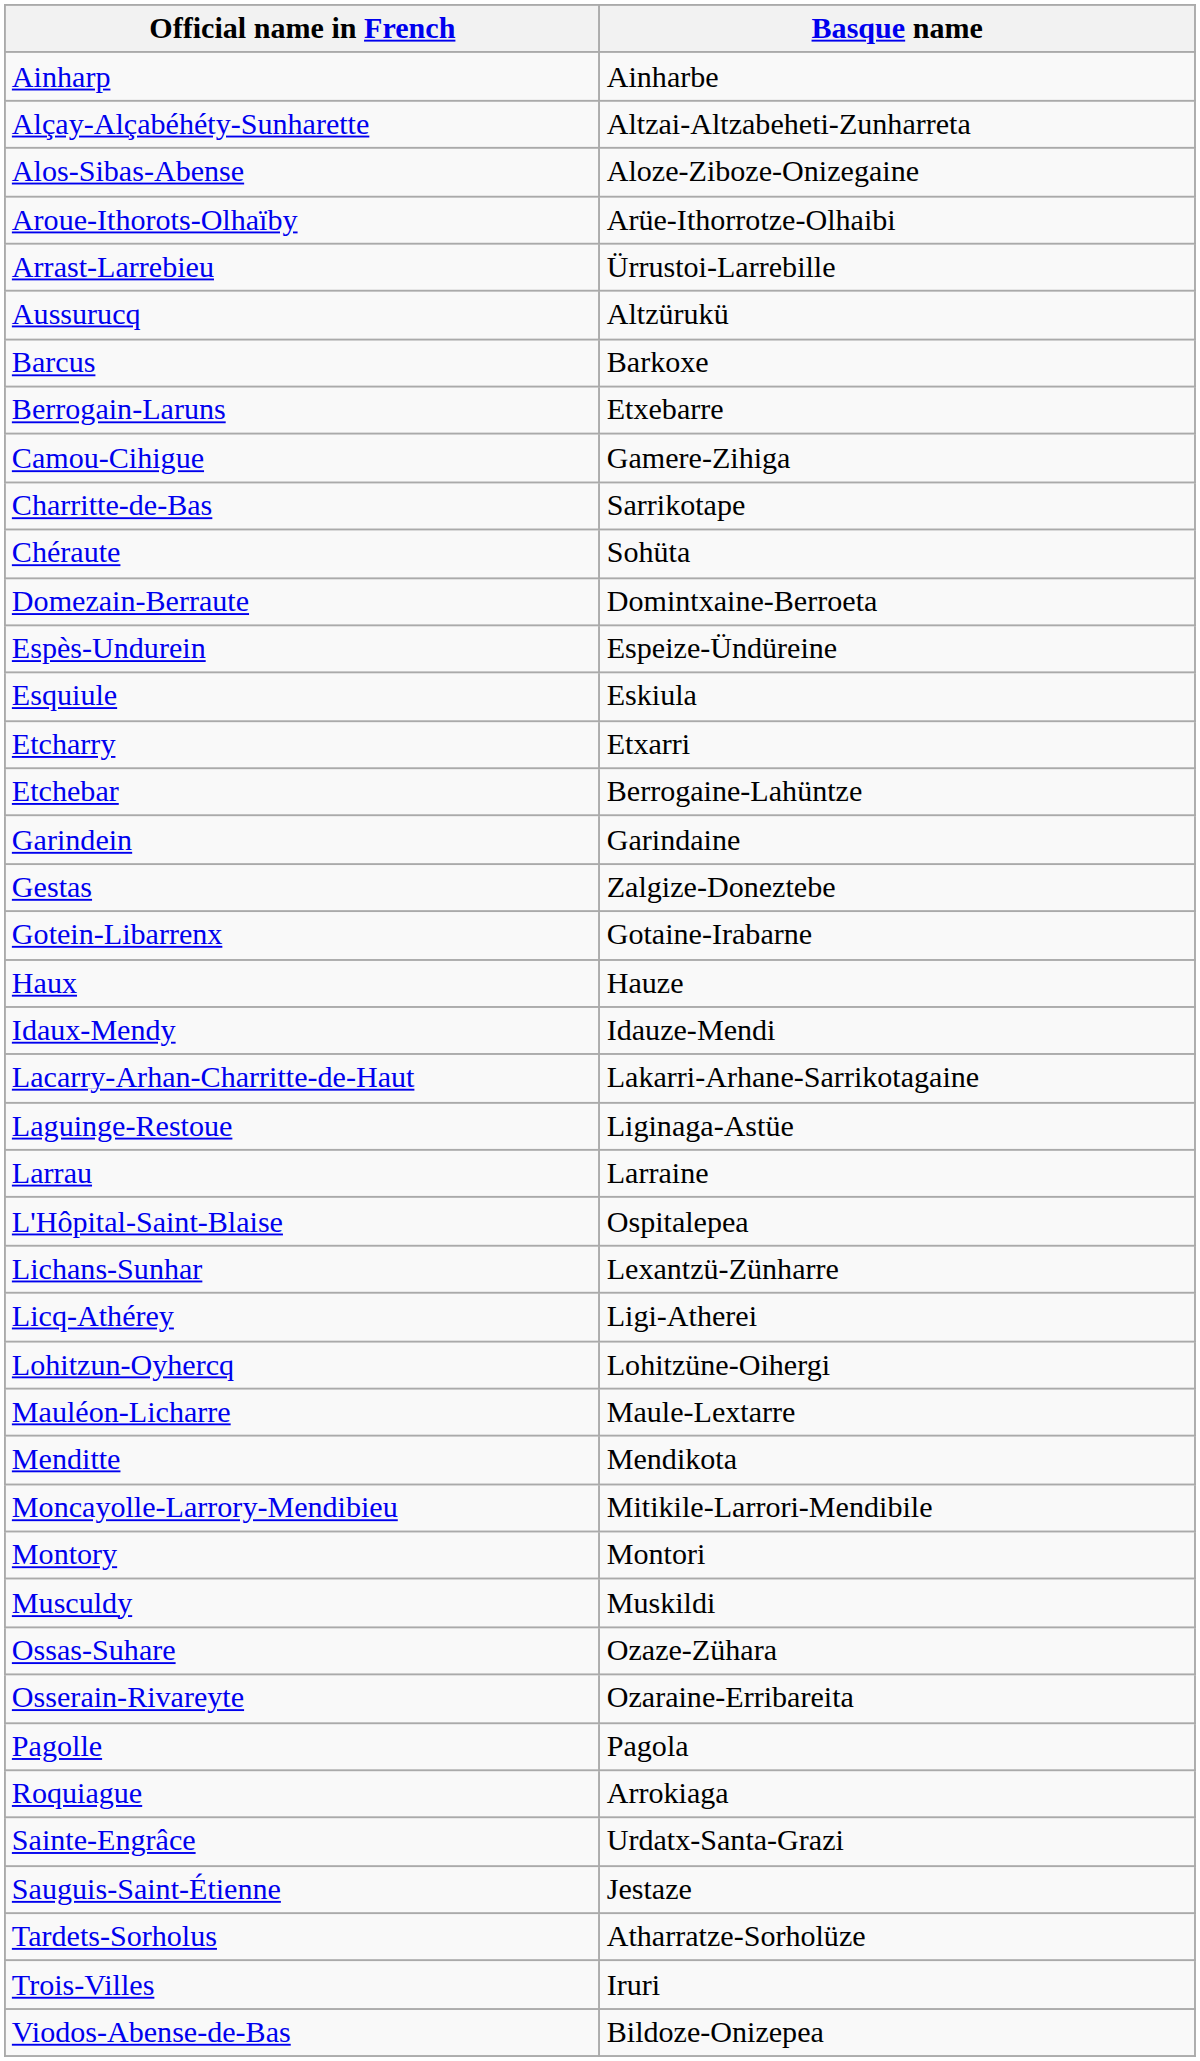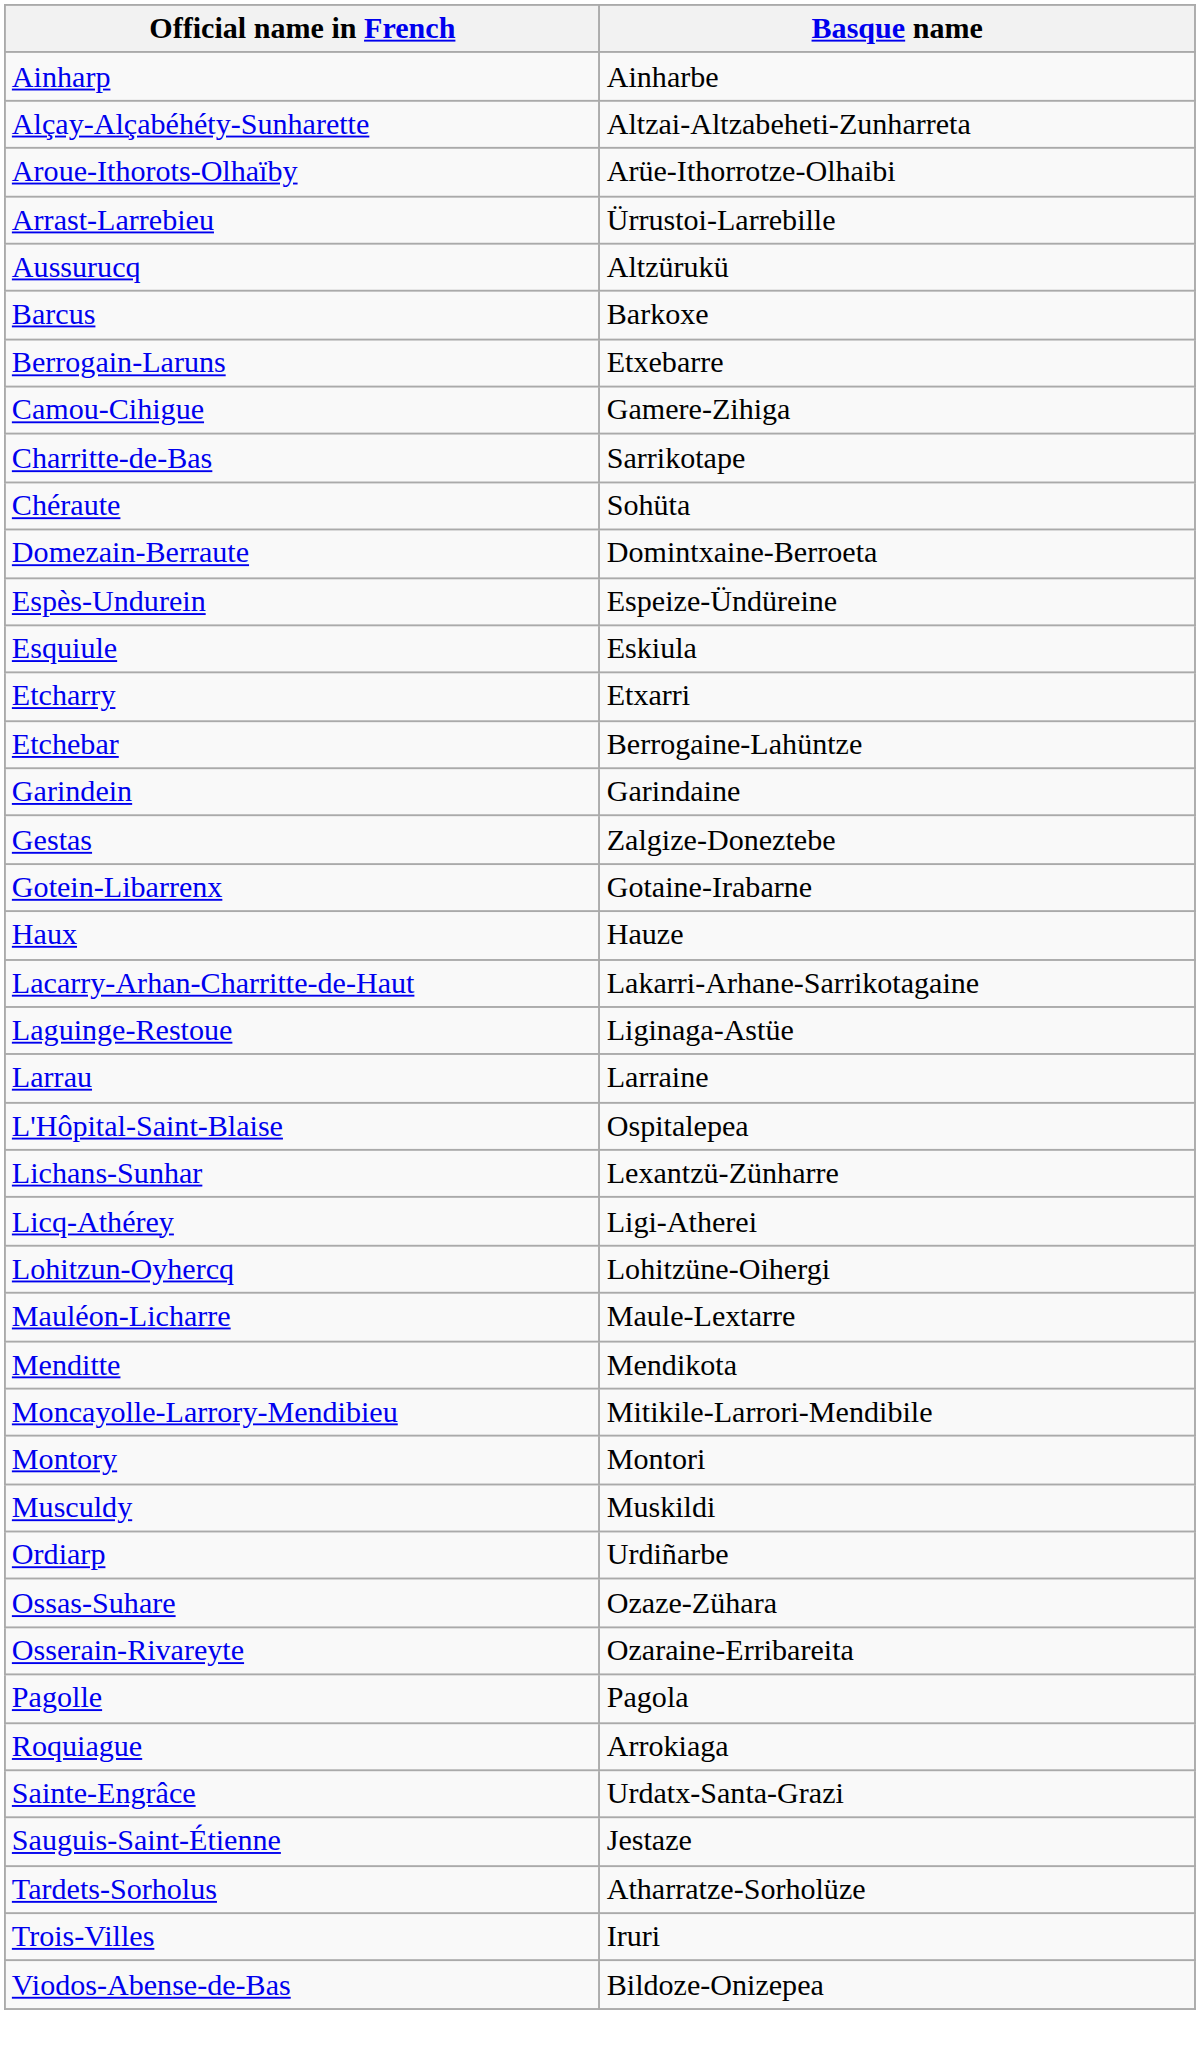- row: (128, 171)
- row: (94, 1030)
+ row: (59, 1554)
